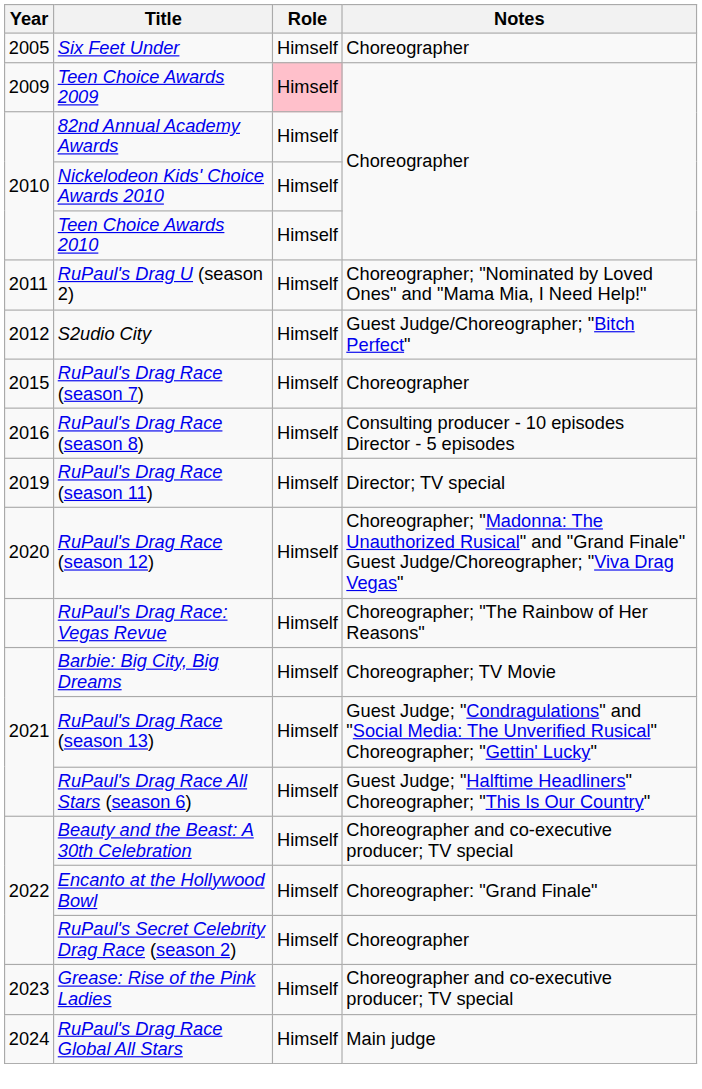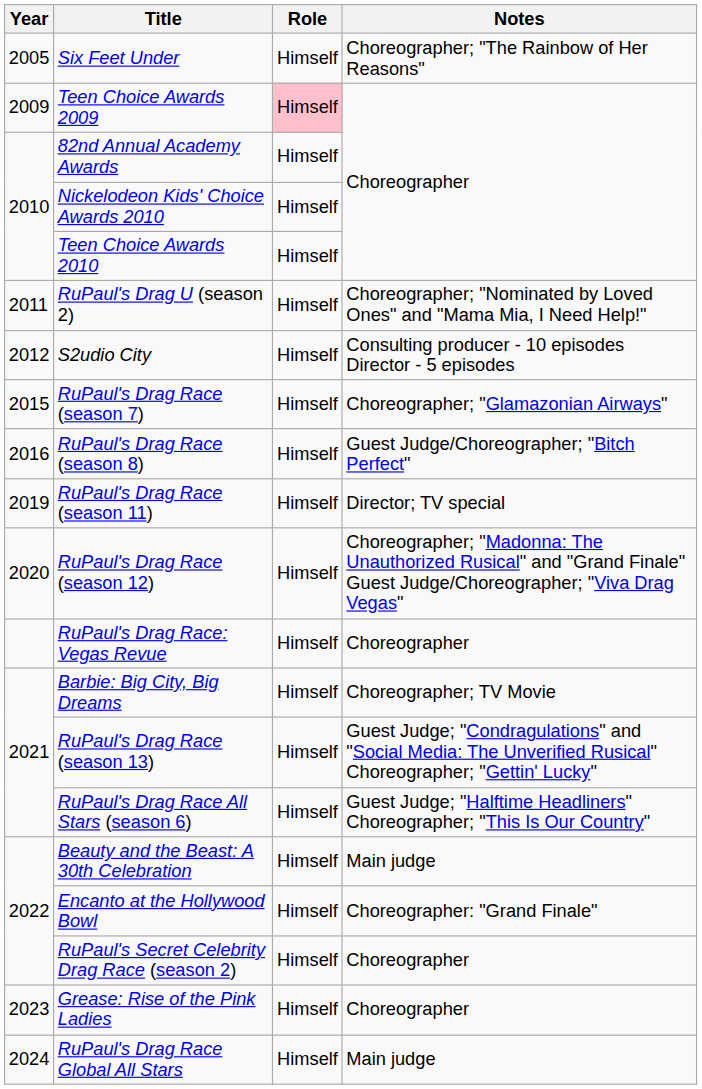(408, 47) Choreographer -> (497, 58) Choreographer; "The Rainbow of Her Reasons"
(491, 334) Guest Judge/Choreographer; "Bitch Perfect" -> (485, 354) Consulting producer - 10 episodes Director - 5 episodes
(408, 383) Choreographer -> (507, 404) Choreographer; "Glamazonian Airways"
(485, 433) Consulting producer - 10 episodes Director - 5 episodes -> (491, 453) Guest Judge/Choreographer; "Bitch Perfect"
(497, 622) Choreographer; "The Rainbow of Her Reasons" -> (408, 643) Choreographer
(479, 840) Choreographer and co-executive producer; TV special -> (391, 861) Main judge
(479, 989) Choreographer and co-executive producer; TV special -> (408, 1009) Choreographer
